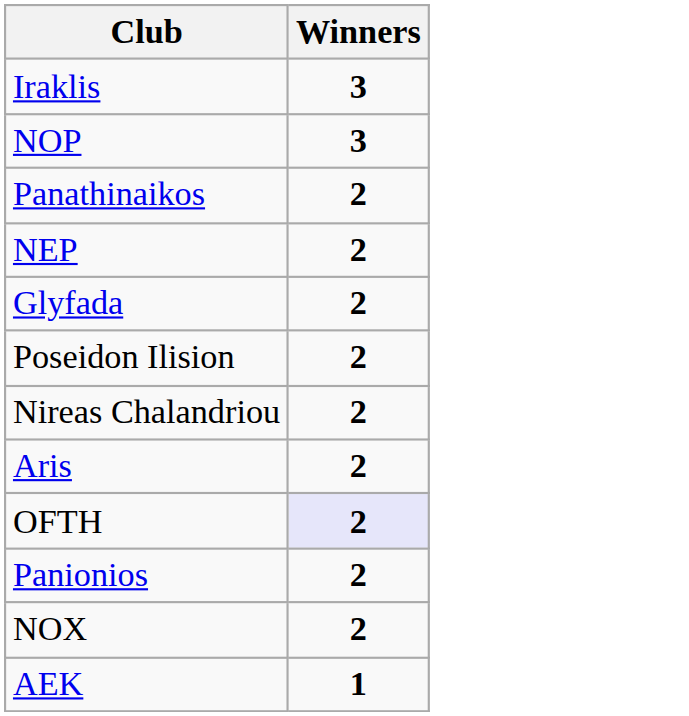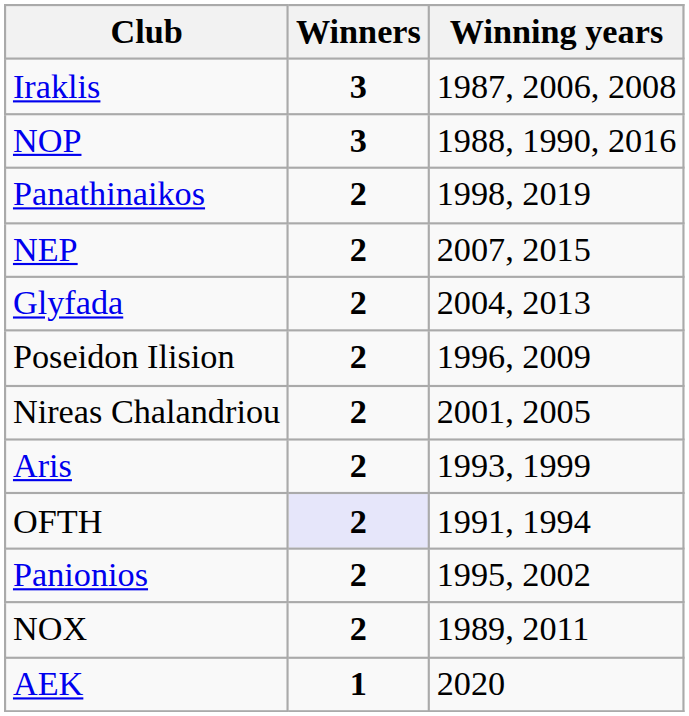+ column: (557, 31)
